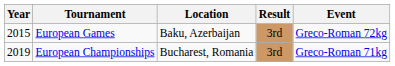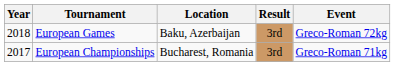(19, 33) 2015 -> (19, 33) 2018
(19, 52) 2019 -> (19, 52) 2017
